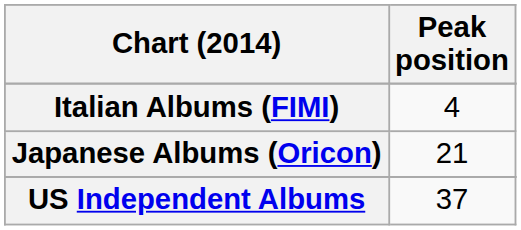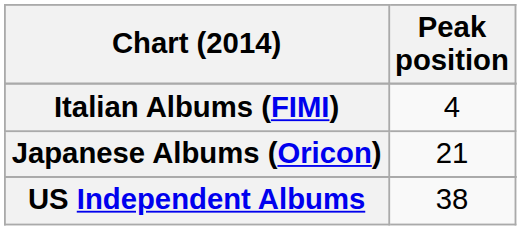(452, 199) 37 -> (452, 199) 38
